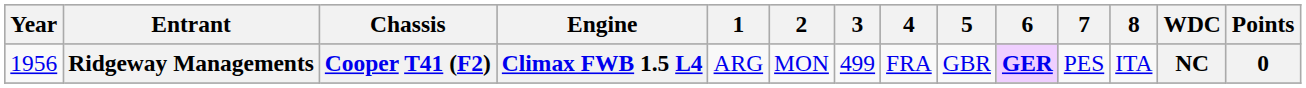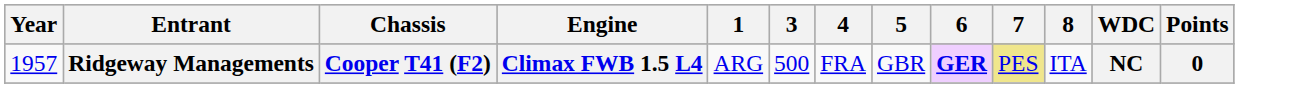- column: (801, 24)
(34, 62) 1956 -> (34, 62) 1957
(857, 62) 499 -> (792, 62) 500
(1084, 62) no background -> (1018, 62) khaki background
